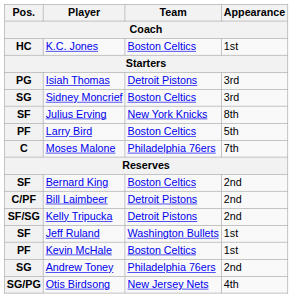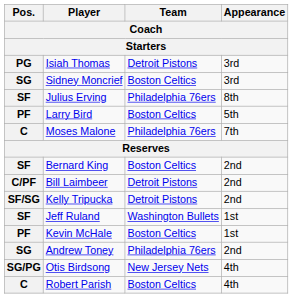- row: (72, 47)
(167, 115) New York Knicks -> (172, 98) Philadelphia 76ers
+ row: (78, 285)
